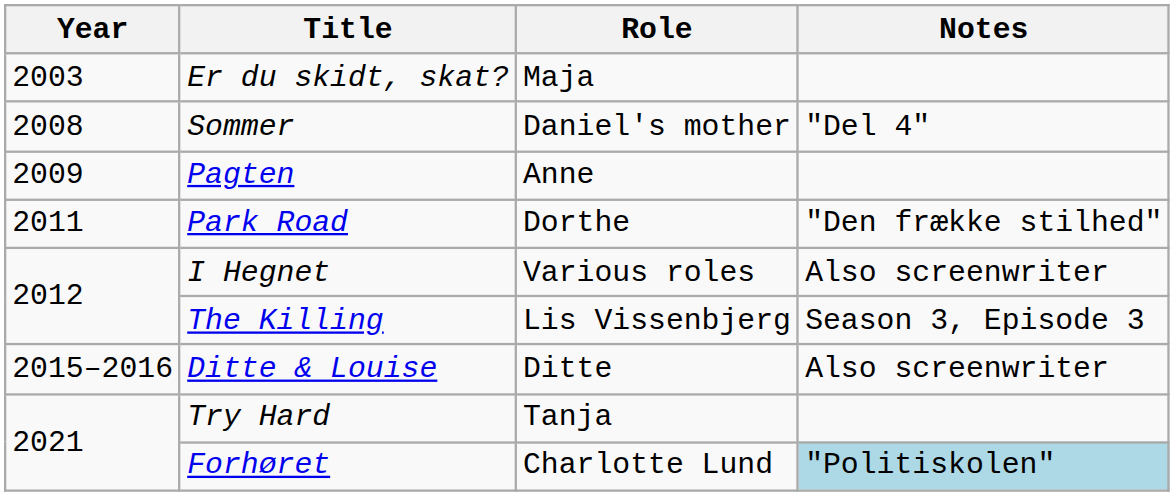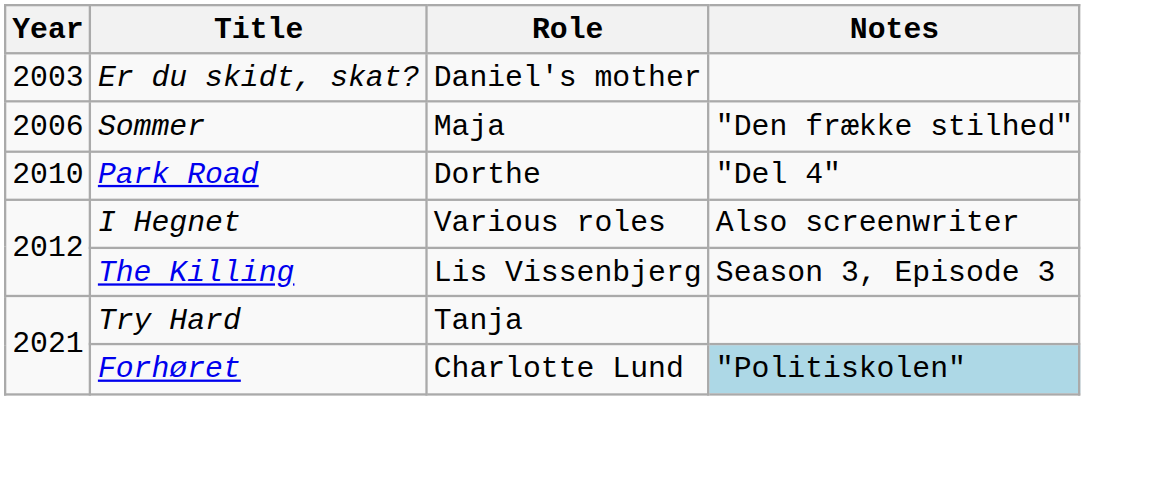(559, 78) Maja -> (568, 78) Daniel's mother
(48, 126) 2008 -> (48, 126) 2006
(657, 126) Daniel's mother -> (469, 126) Maja
(868, 126) "Del 4" -> (894, 126) "Den frække stilhed"
- row: (241, 175)
(48, 223) 2011 -> (48, 175) 2010
(984, 223) "Den frække stilhed" -> (778, 175) "Del 4"
- row: (312, 369)
